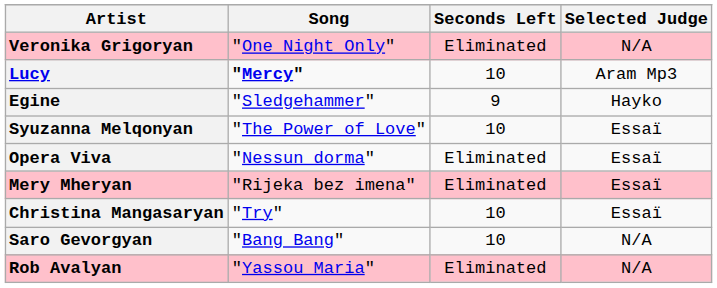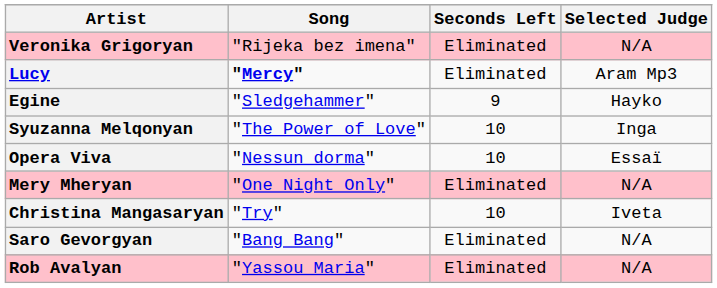(314, 46) "One Night Only" -> (324, 46) "Rijeka bez imena"
(495, 74) 10 -> (495, 74) Eliminated
(636, 130) Essaï -> (636, 130) Inga
(495, 157) Eliminated -> (495, 157) 10
(324, 185) "Rijeka bez imena" -> (314, 185) "One Night Only"
(636, 185) Essaï -> (636, 185) N/A
(636, 213) Essaï -> (636, 213) Iveta
(495, 241) 10 -> (495, 241) Eliminated
